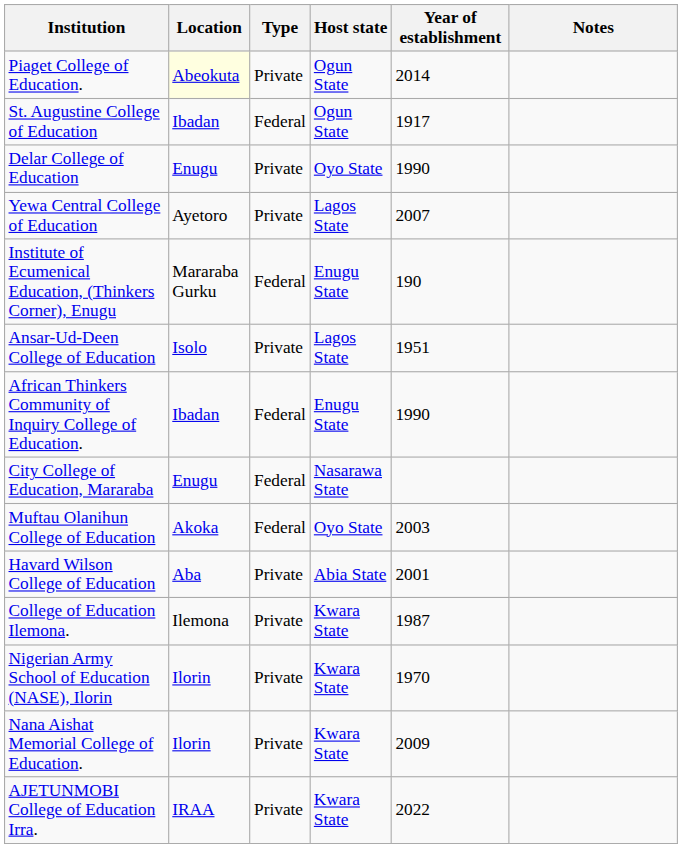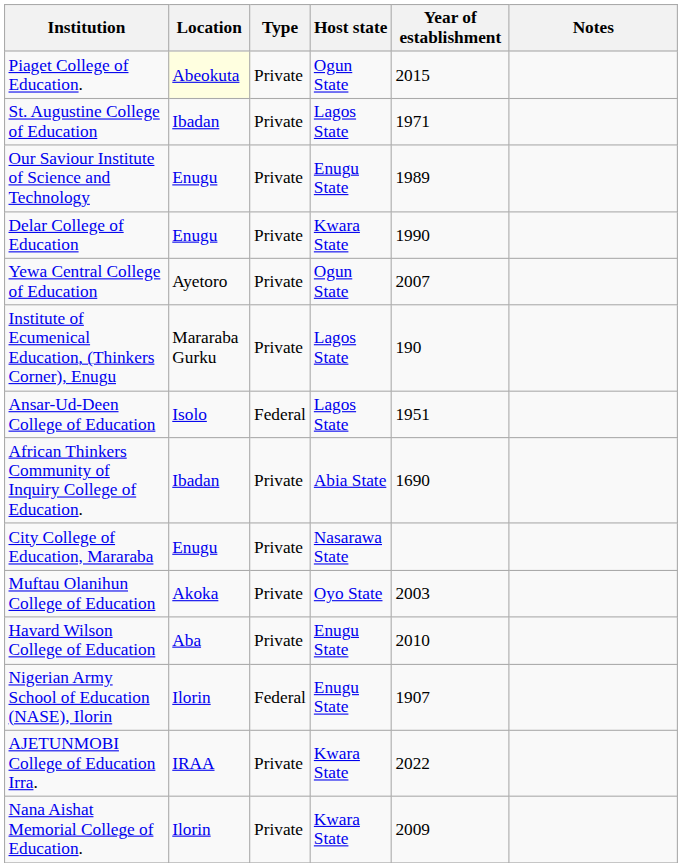(413, 74) 2014 -> (413, 74) 2015
(280, 121) Federal -> (279, 121) Private
(333, 121) Ogun State -> (335, 121) Lagos State
(413, 121) 1917 -> (413, 121) 1971
+ row: (81, 178)
(348, 168) Oyo State -> (337, 234) Kwara State
(335, 215) Lagos State -> (333, 281) Ogun State
(280, 281) Federal -> (279, 347) Private
(336, 281) Enugu State -> (335, 347) Lagos State
(279, 347) Private -> (280, 414) Federal
(280, 414) Federal -> (279, 480) Private
(336, 414) Enugu State -> (350, 480) Abia State
(413, 414) 1990 -> (413, 480) 1690
(280, 480) Federal -> (279, 546) Private
(280, 527) Federal -> (279, 593) Private
(350, 574) Abia State -> (336, 640) Enugu State
(413, 574) 2001 -> (413, 640) 2010
- row: (82, 620)
(279, 677) Private -> (280, 696) Federal
(337, 677) Kwara State -> (336, 696) Enugu State
(413, 677) 1970 -> (413, 696) 1907
rows swapped: (81, 743) <-> (82, 810)
